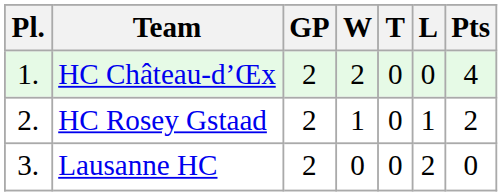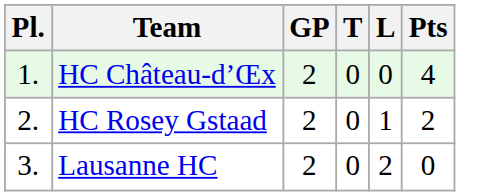- column: (358, 27)
